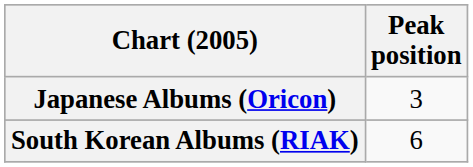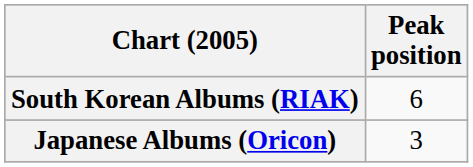rows swapped: (185, 140) <-> (185, 98)
